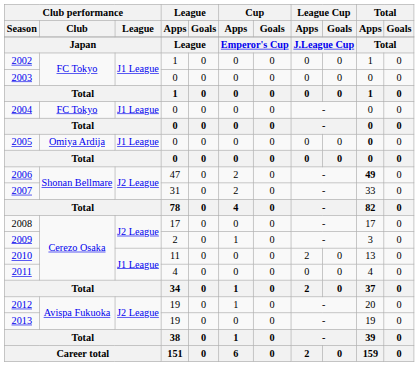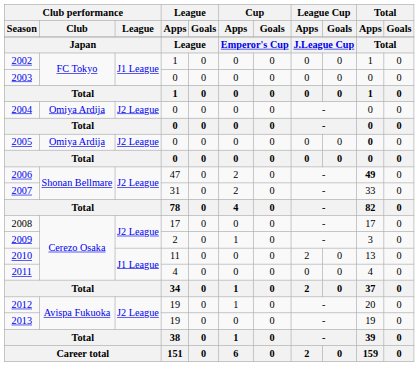(77, 110) FC Tokyo -> (77, 110) Omiya Ardija
(138, 110) J1 League -> (138, 110) J2 League
(138, 142) J1 League -> (138, 142) J2 League
